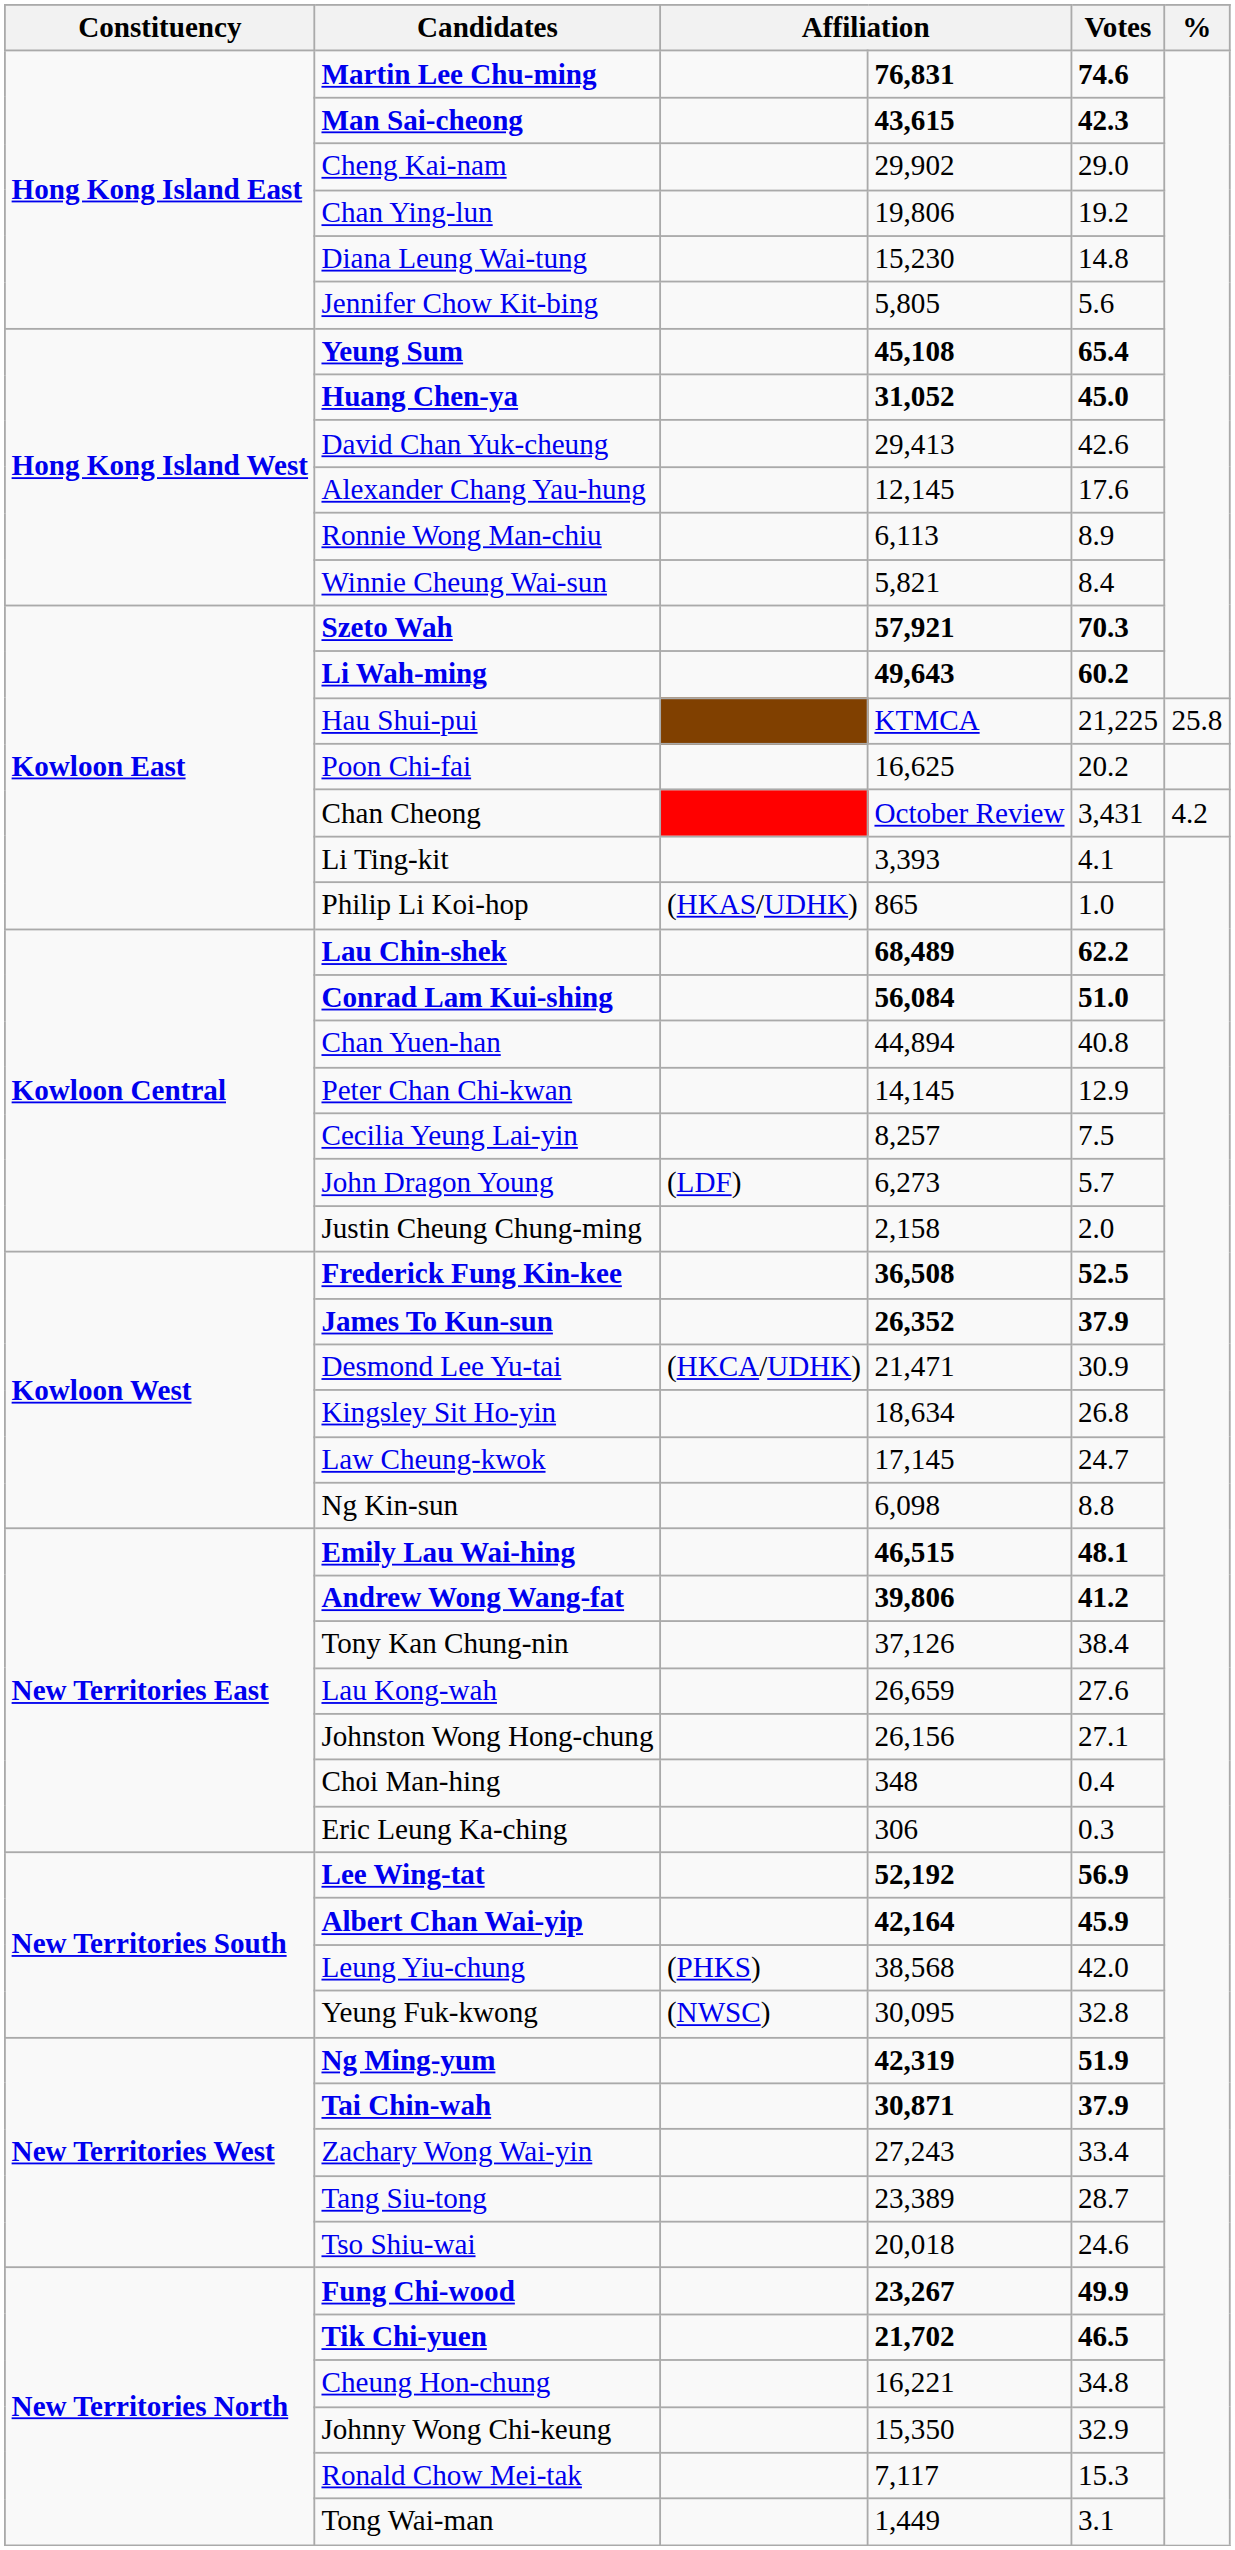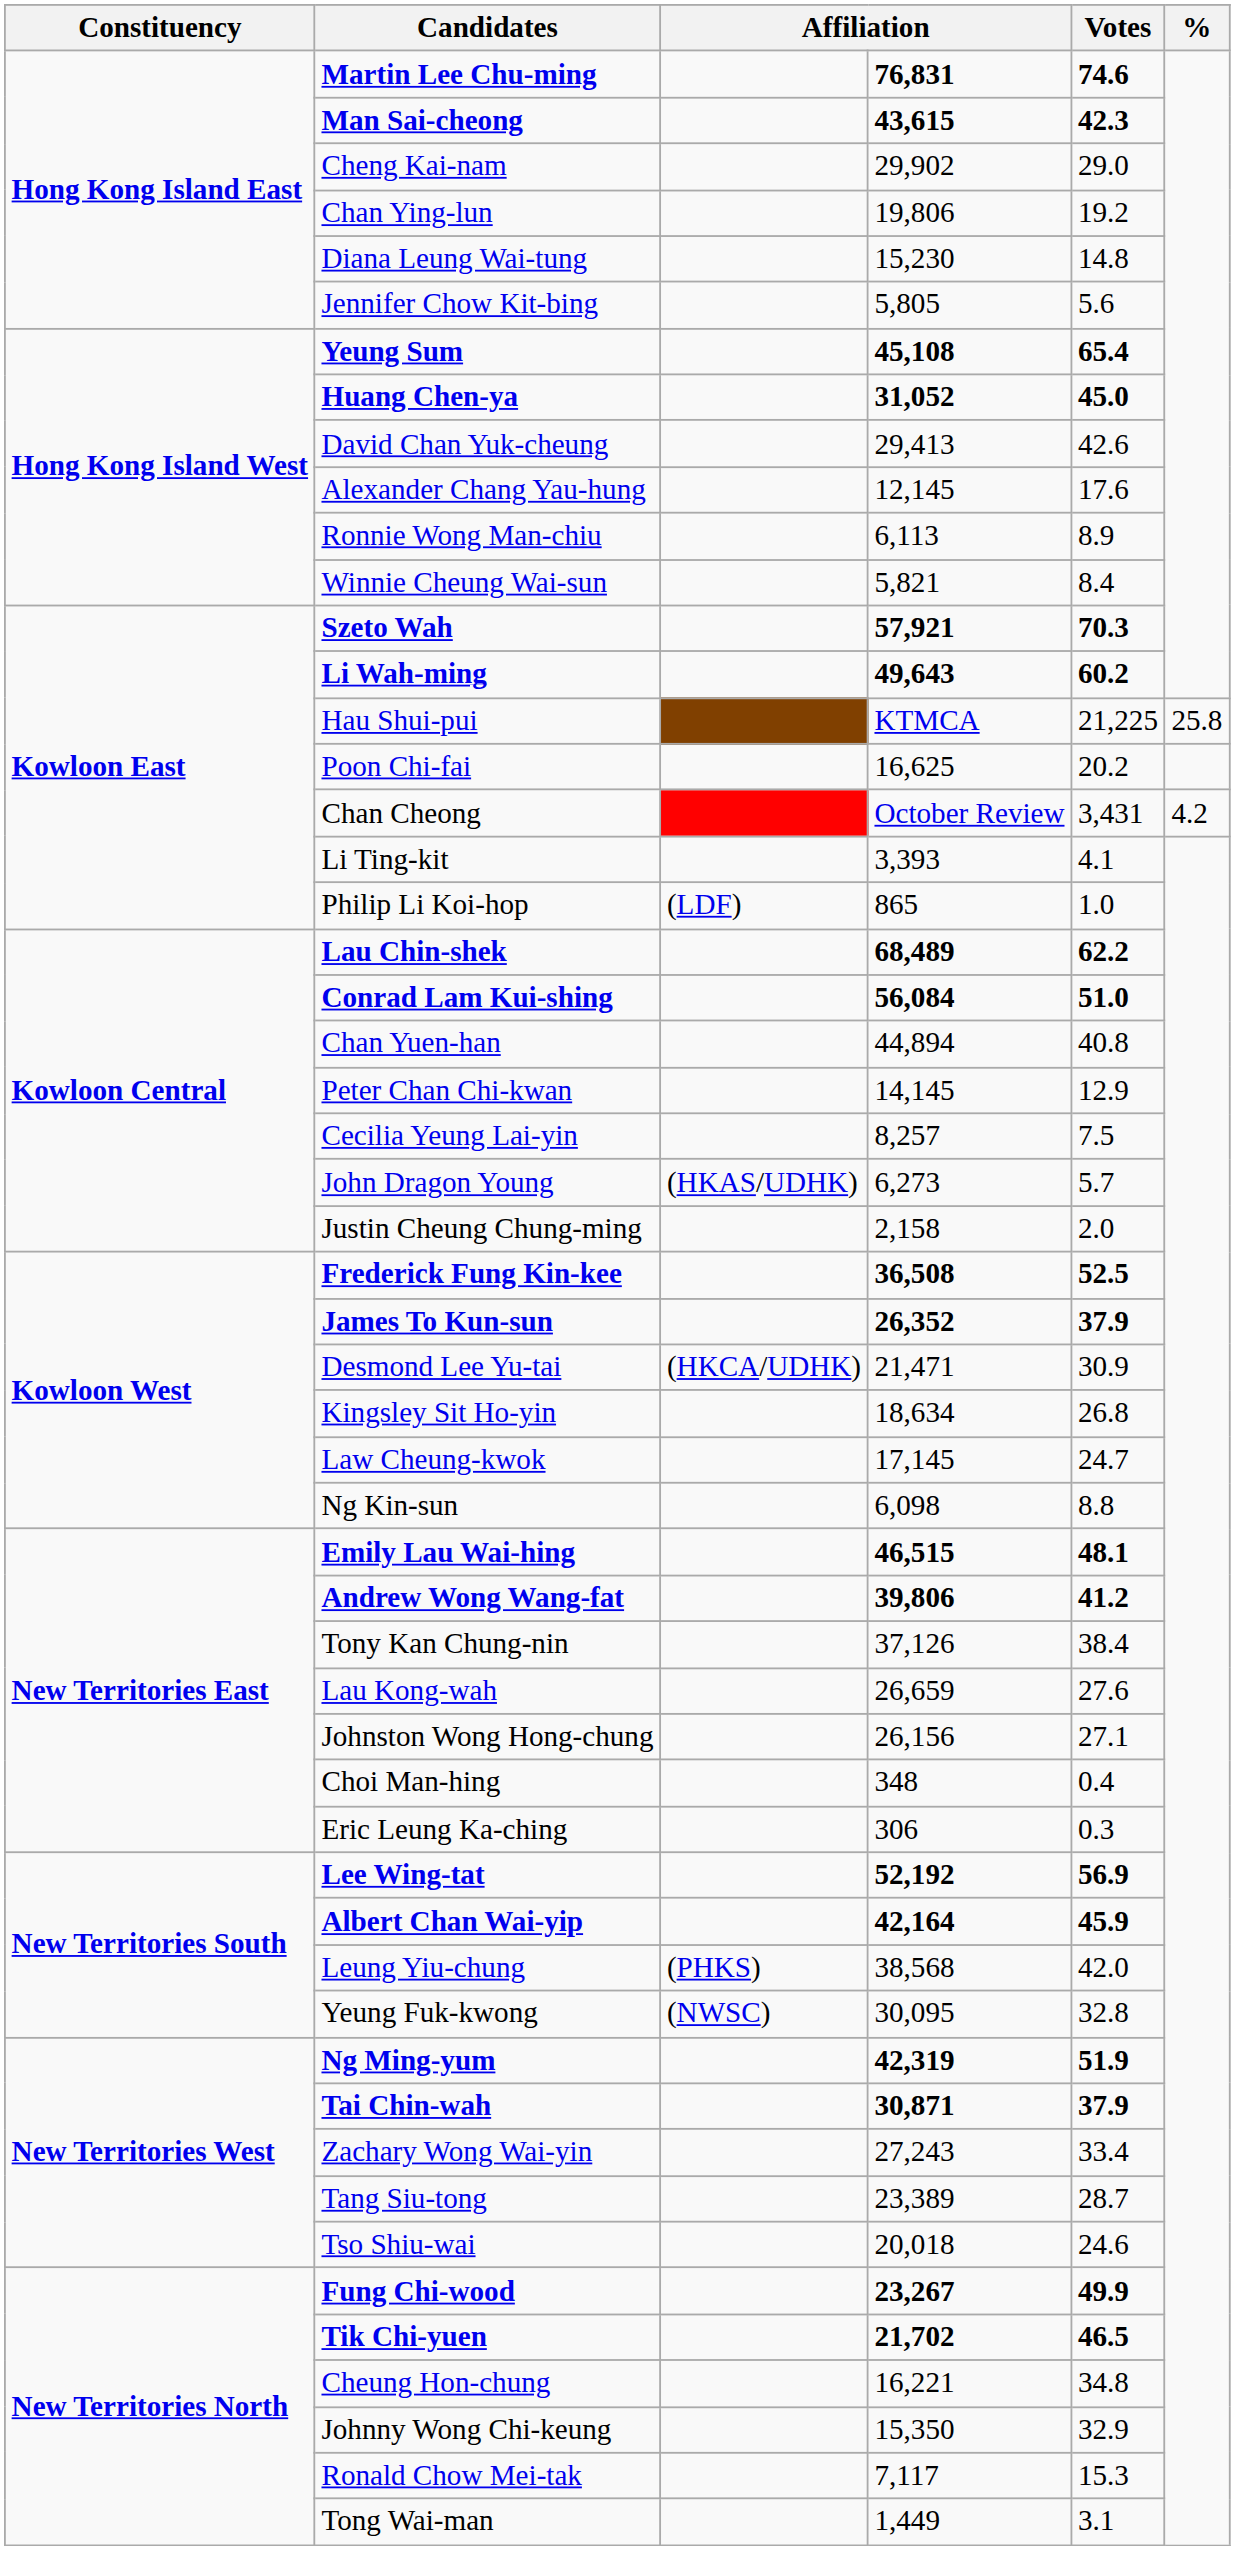(762, 905) (HKAS/UDHK) -> (704, 905) (LDF)
(704, 1182) (LDF) -> (762, 1182) (HKAS/UDHK)
